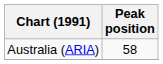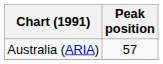(130, 49) 58 -> (130, 49) 57
